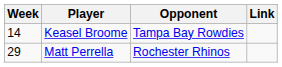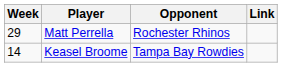rows swapped: (86, 33) <-> (79, 52)
